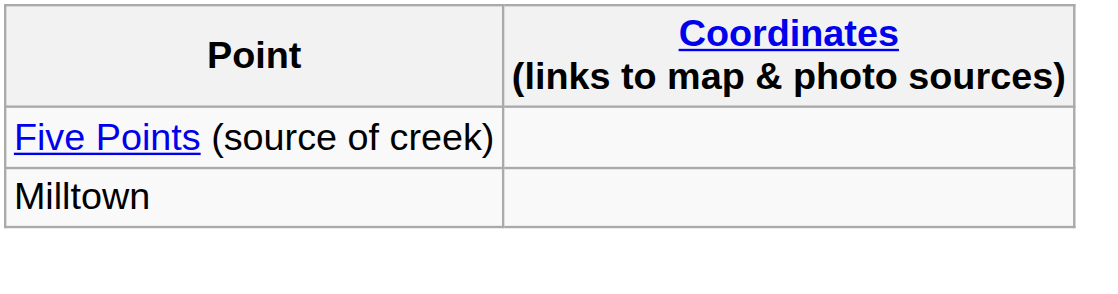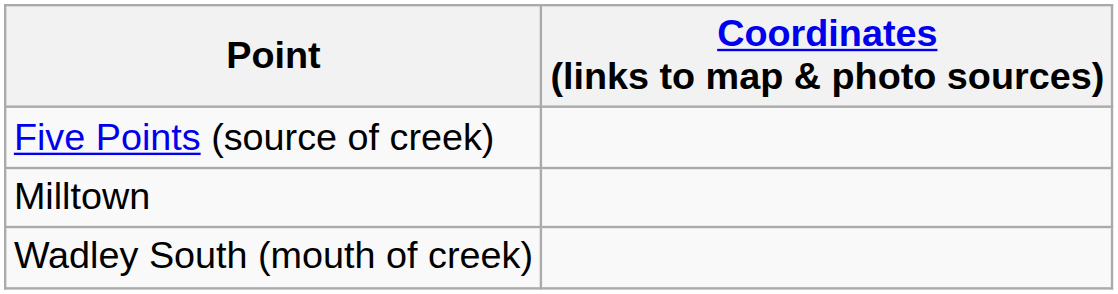+ row: (273, 256)
